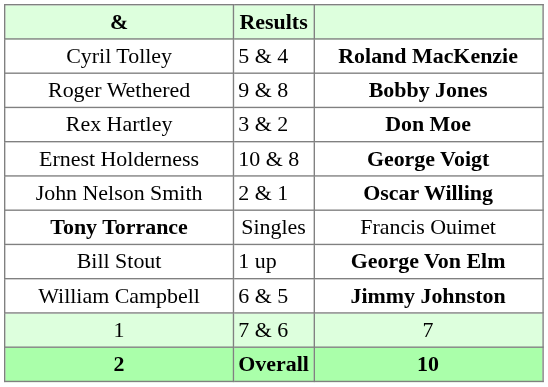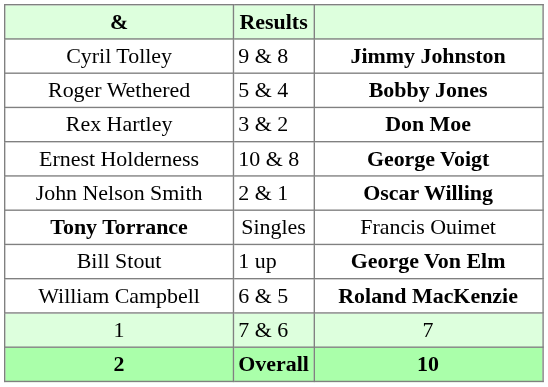(263, 55) 5 & 4 -> (263, 55) 9 & 8
(428, 55) Roland MacKenzie -> (428, 55) Jimmy Johnston
(263, 90) 9 & 8 -> (263, 90) 5 & 4
(428, 295) Jimmy Johnston -> (428, 295) Roland MacKenzie
